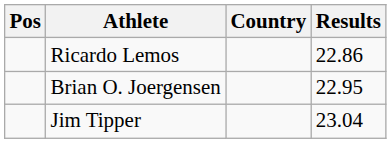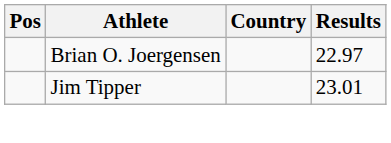- row: (115, 54)
(339, 87) 22.95 -> (339, 54) 22.97
(339, 120) 23.04 -> (339, 87) 23.01
